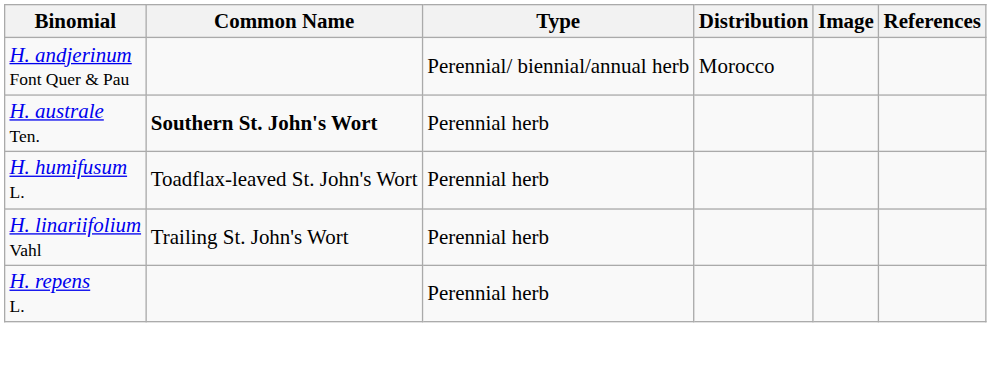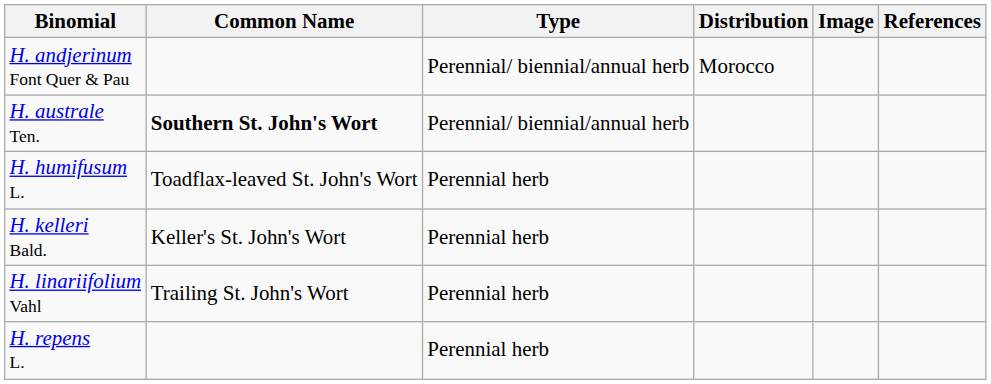(488, 122) Perennial herb -> (558, 122) Perennial/ biennial/annual herb
+ row: (49, 236)
